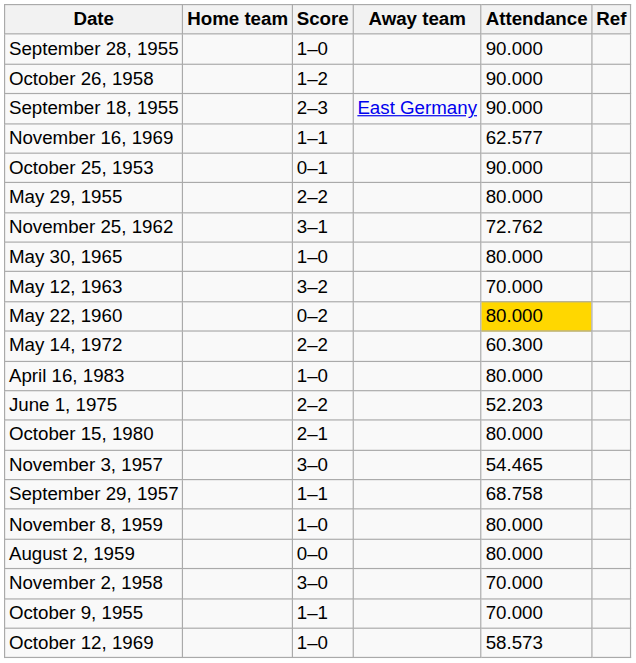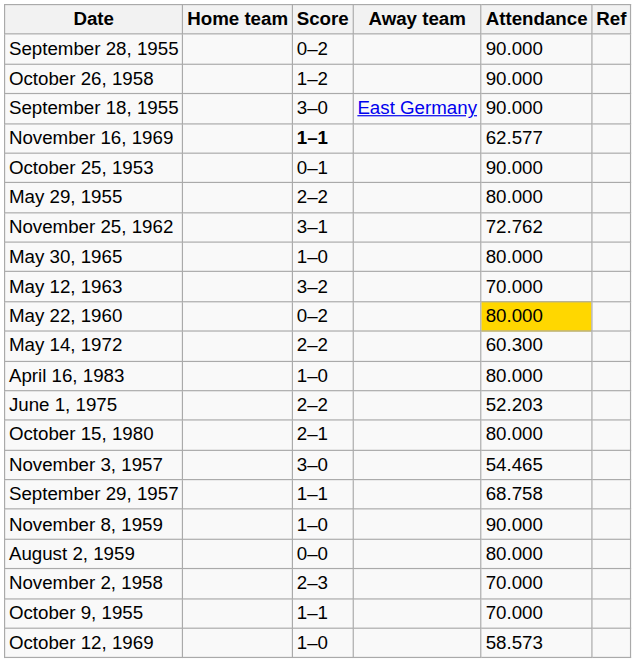(312, 49) 1–0 -> (312, 49) 0–2
(312, 108) 2–3 -> (312, 108) 3–0
(312, 138) normal -> (312, 138) bold
(514, 524) 80.000 -> (514, 524) 90.000
(312, 583) 3–0 -> (312, 583) 2–3
